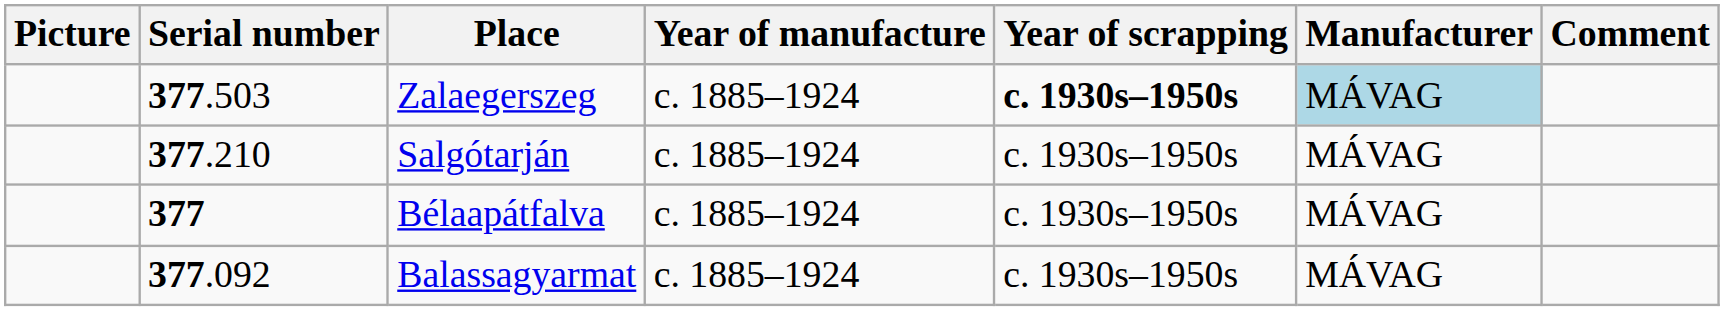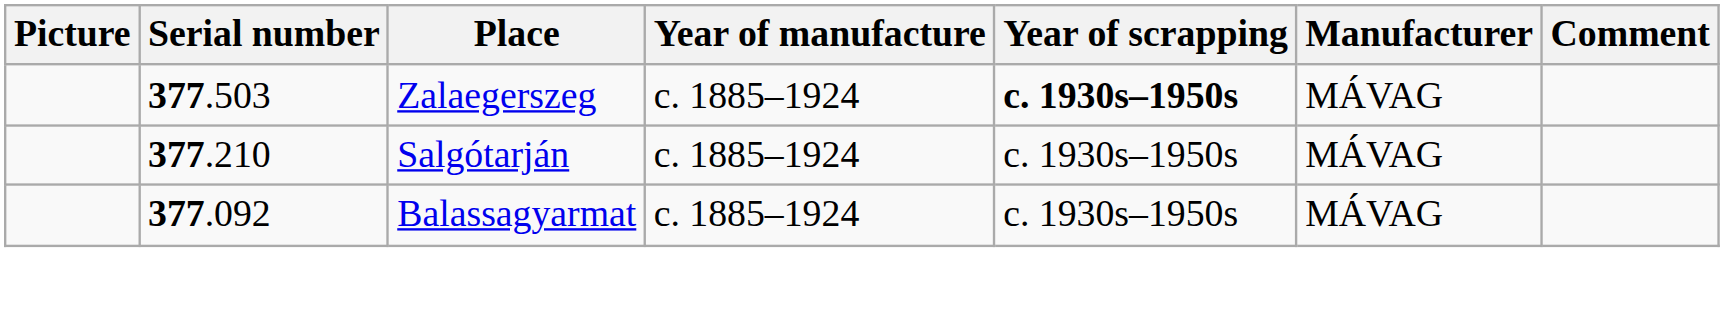(1374, 94) lightblue background -> (1374, 94) no background
- row: (501, 214)
